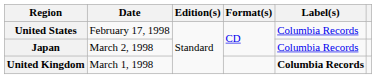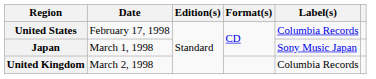(121, 47) March 2, 1998 -> (121, 47) March 1, 1998
(318, 47) Columbia Records -> (317, 47) Sony Music Japan
(121, 64) March 1, 1998 -> (121, 64) March 2, 1998
(321, 64) bold -> (318, 64) normal
